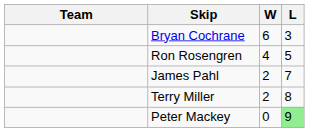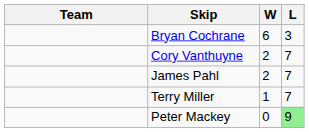- row: (196, 55)
+ row: (197, 55)
(266, 96) 2 -> (266, 96) 1
(288, 96) 8 -> (288, 96) 7
